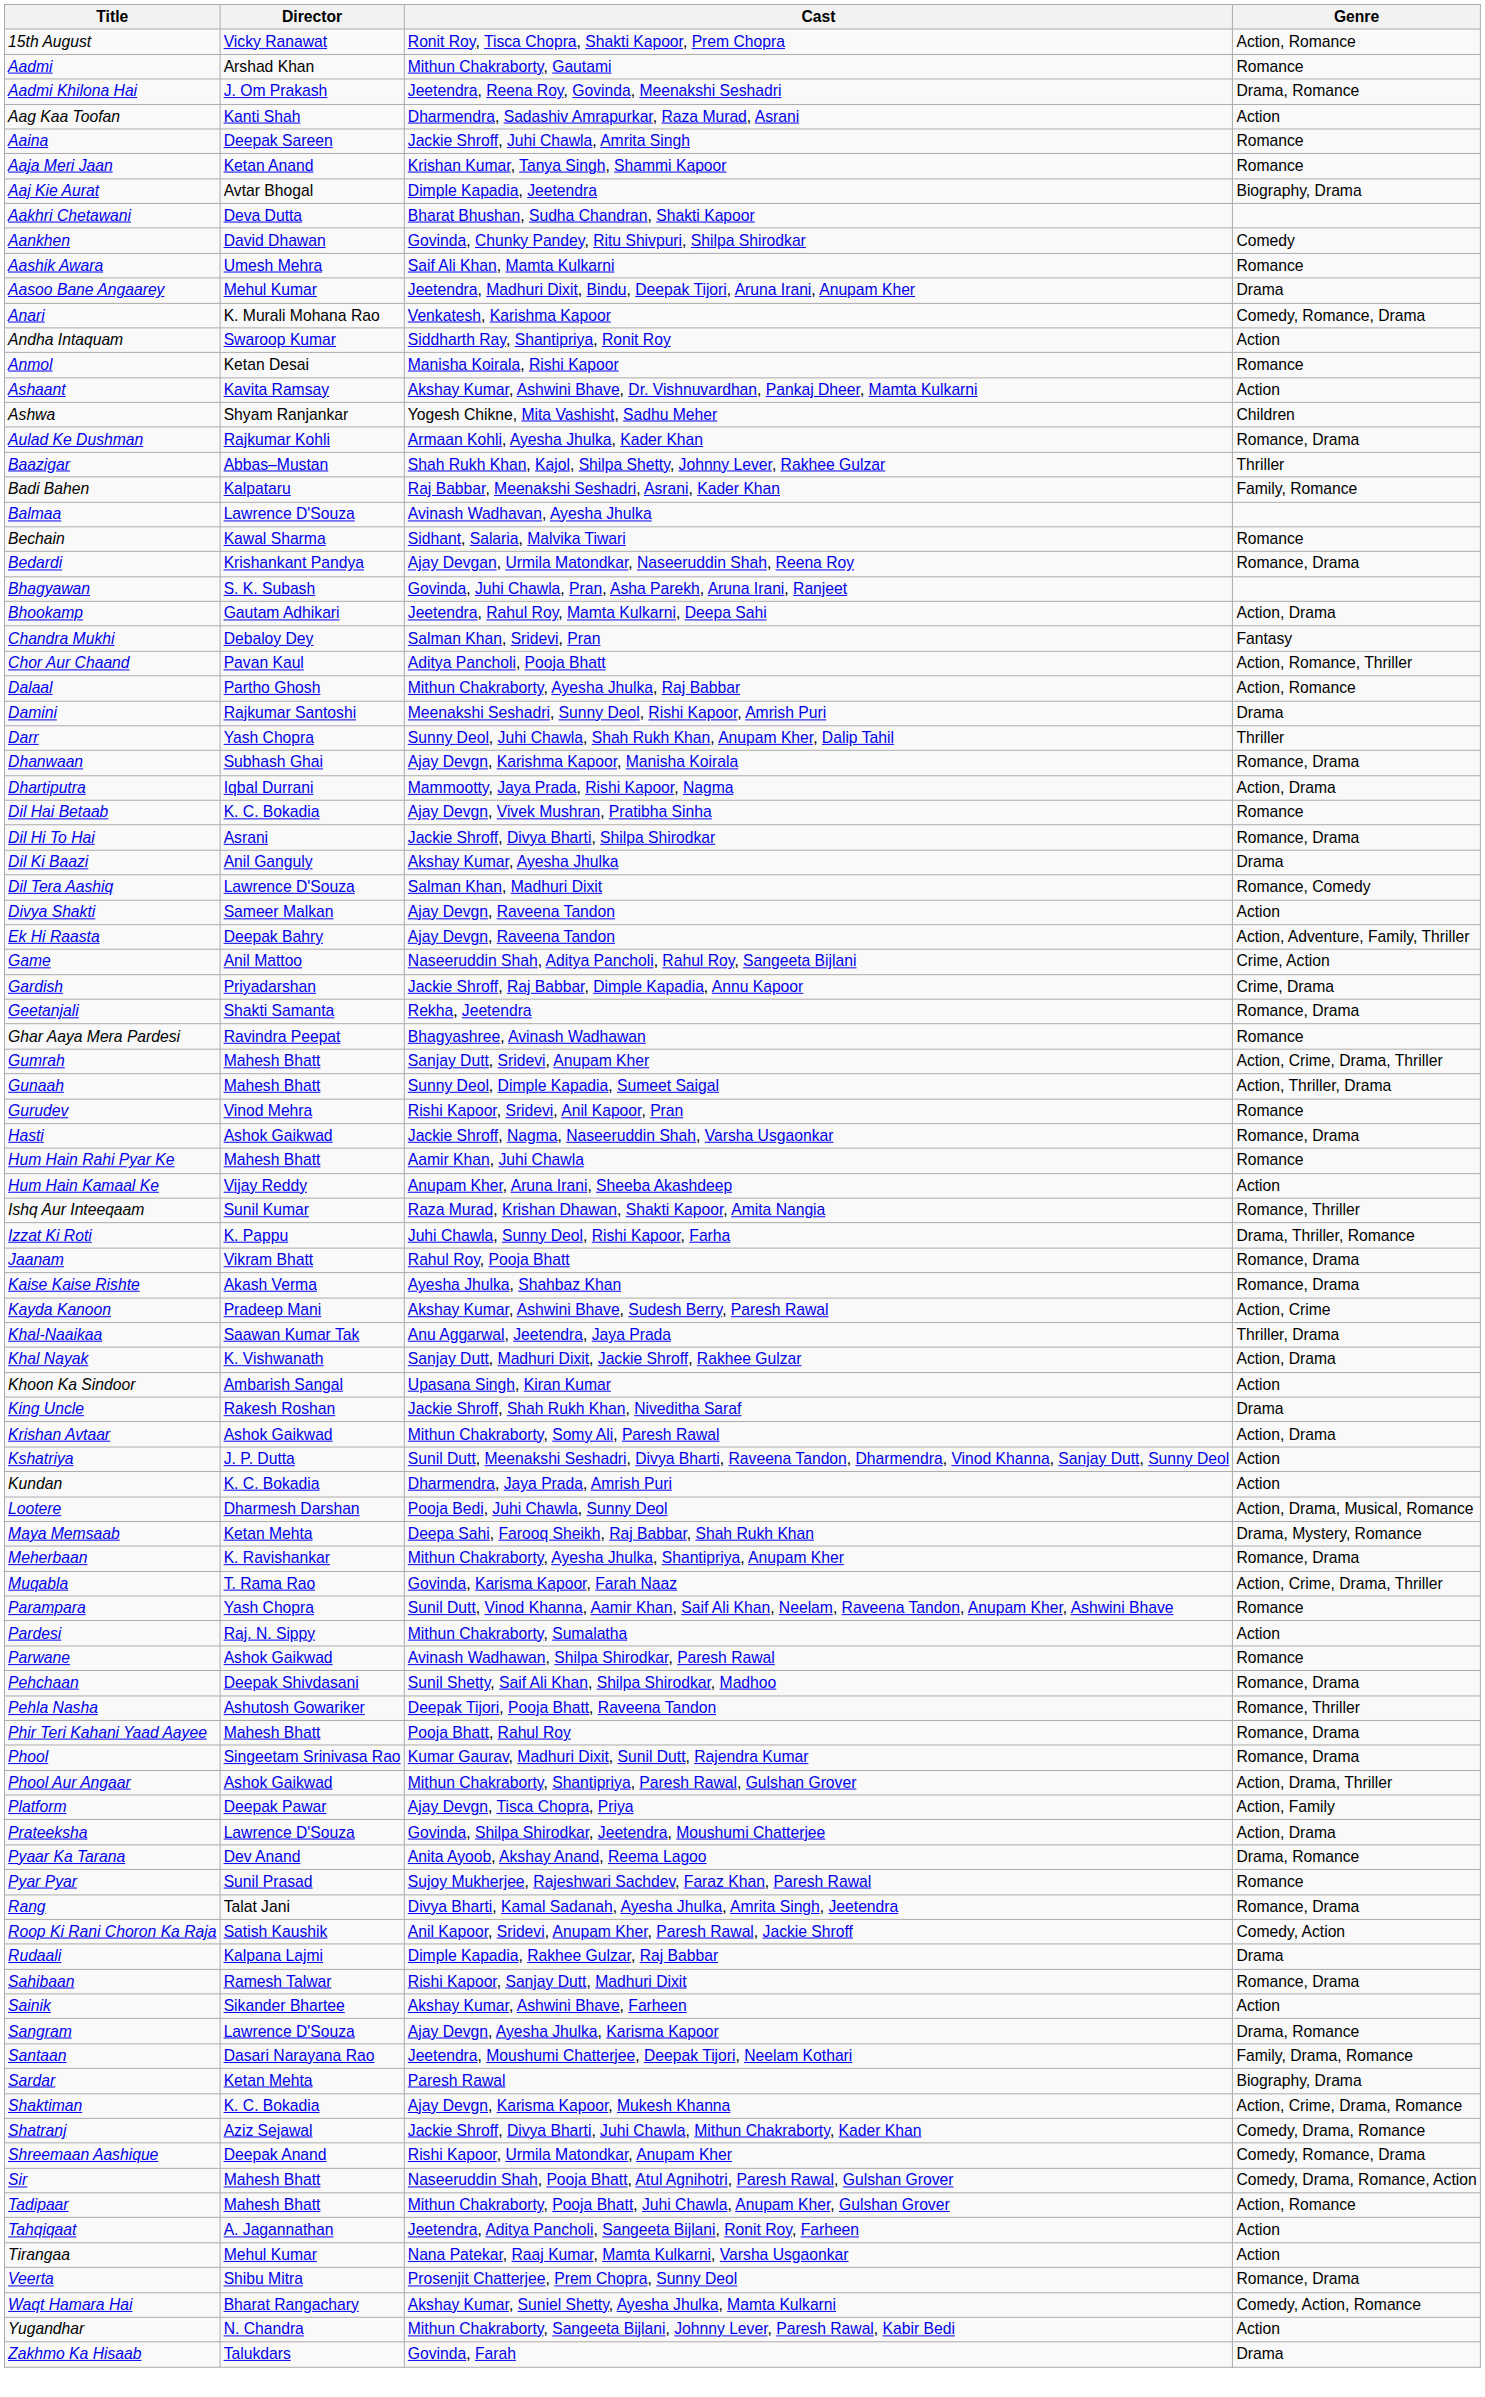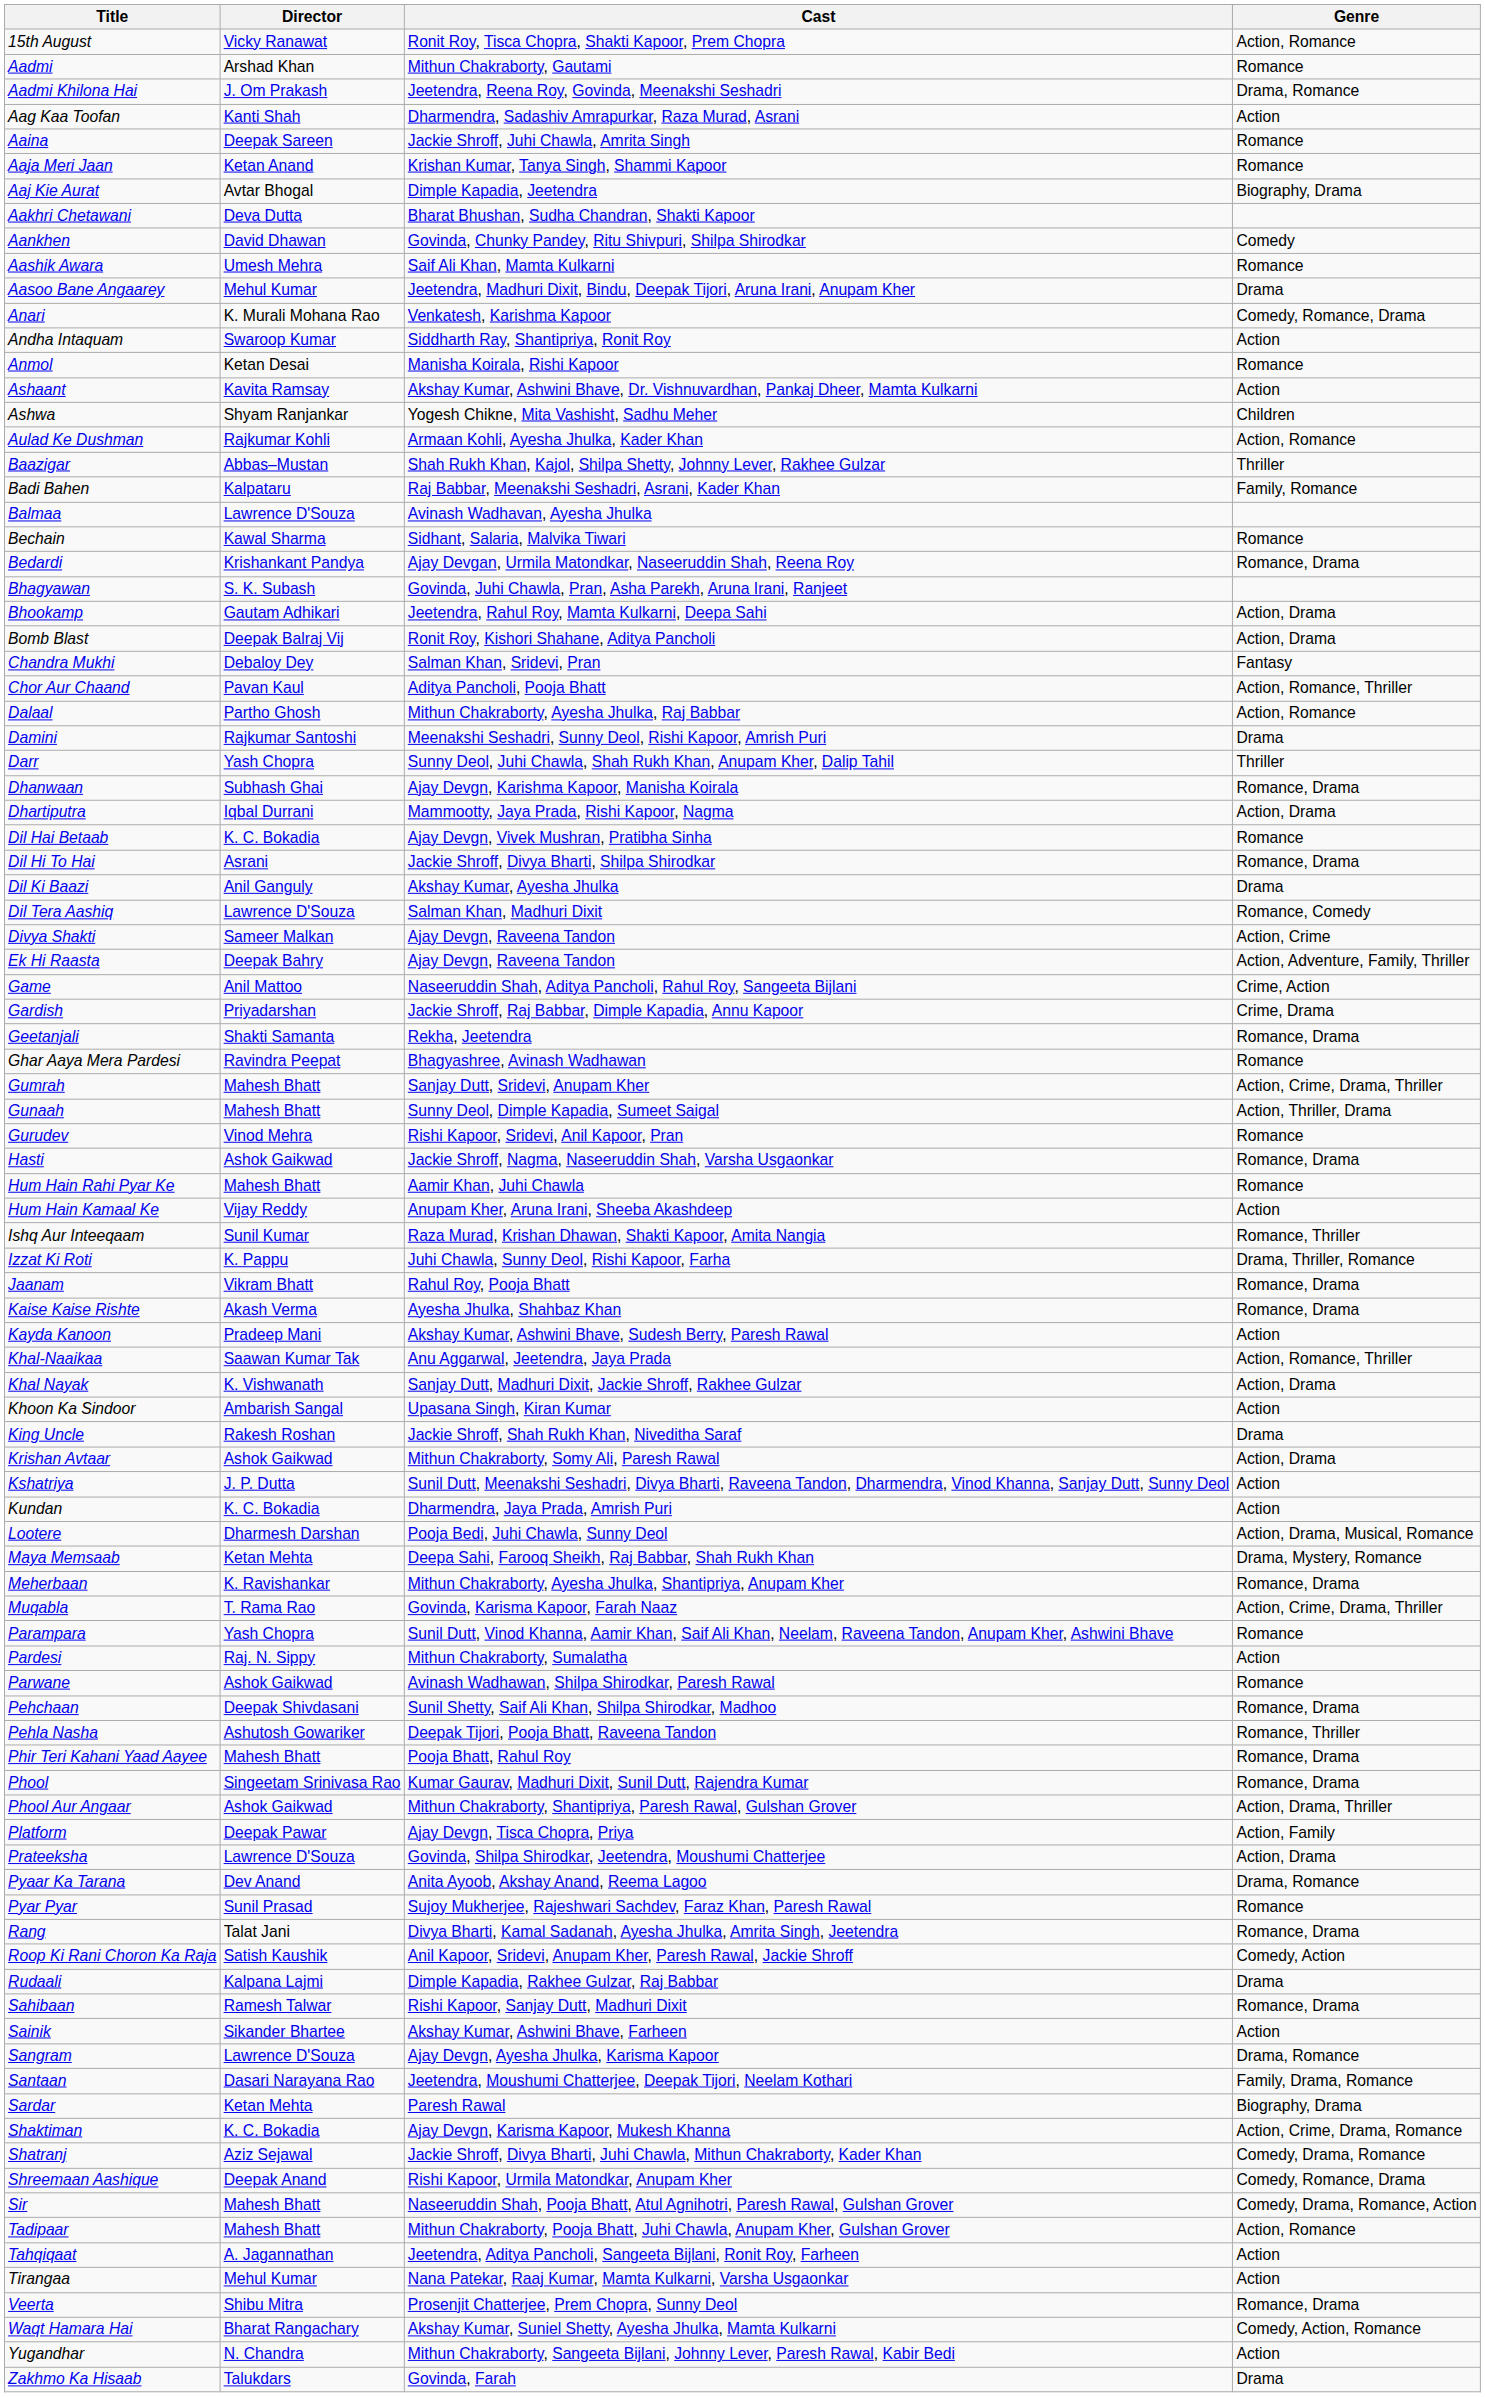(1298, 439) Romance, Drama -> (1296, 439) Action, Romance
+ row: (48, 638)
(1258, 912) Action -> (1283, 937) Action, Crime
(1283, 1310) Action, Crime -> (1258, 1334) Action
(1288, 1334) Thriller, Drama -> (1324, 1359) Action, Romance, Thriller
